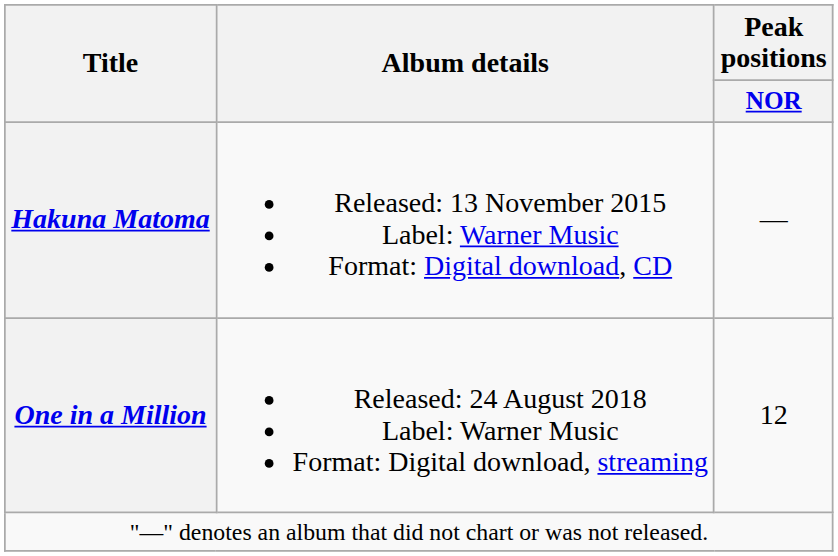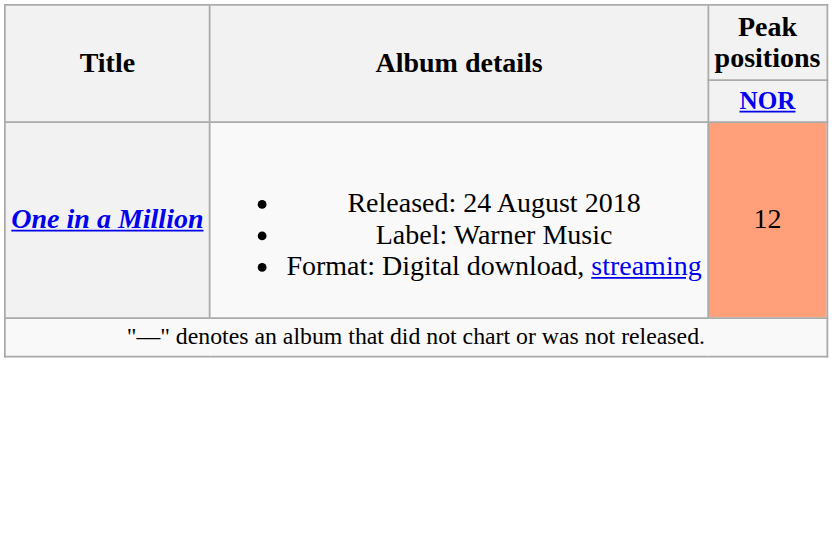- row: (111, 219)
(774, 414) no background -> (767, 219) lightsalmon background
